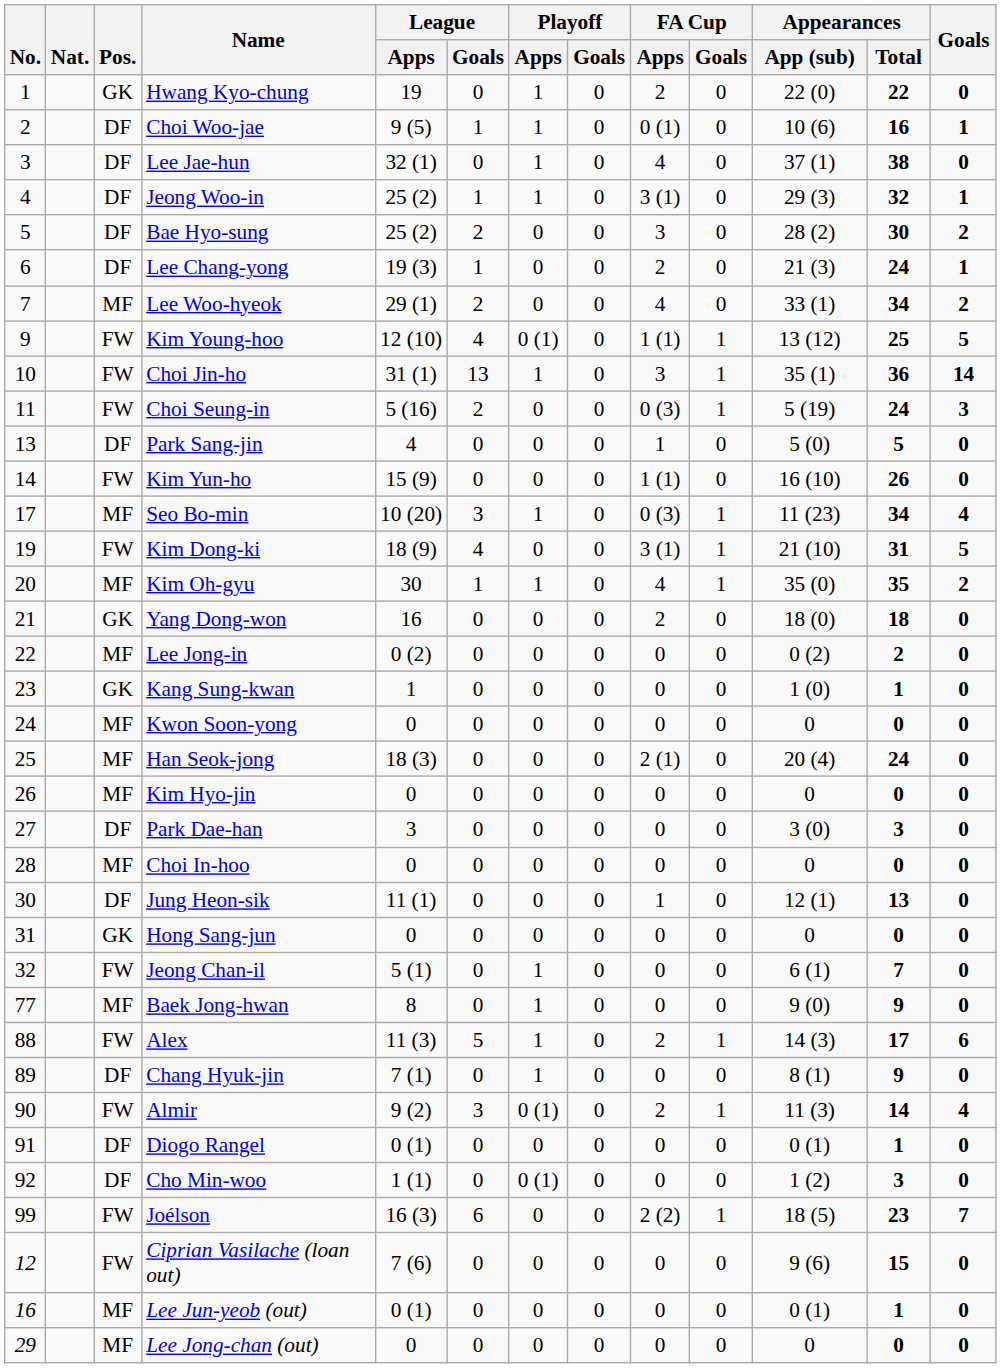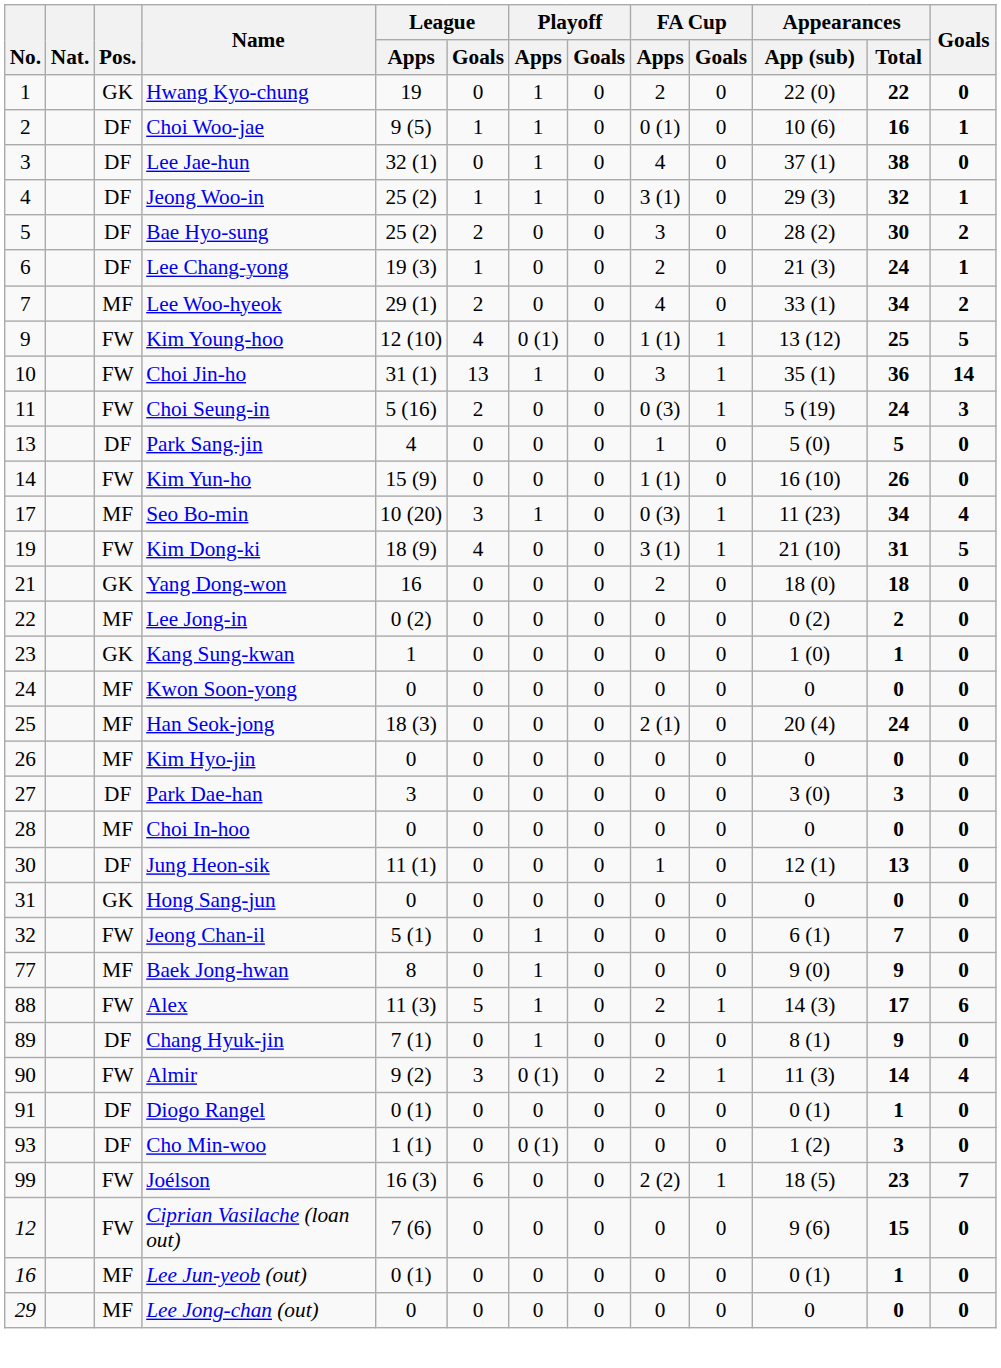- row: (200, 583)
(25, 1180) 92 -> (25, 1145) 93
